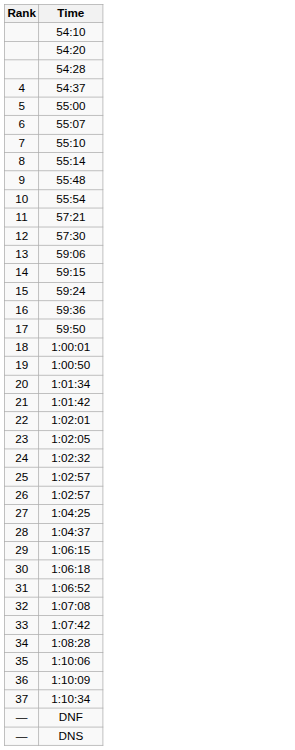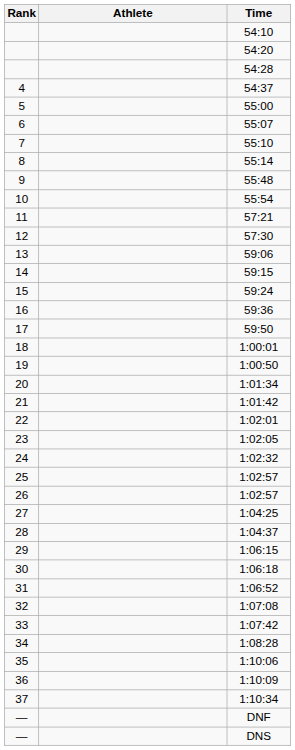+ column: (133, 13)
